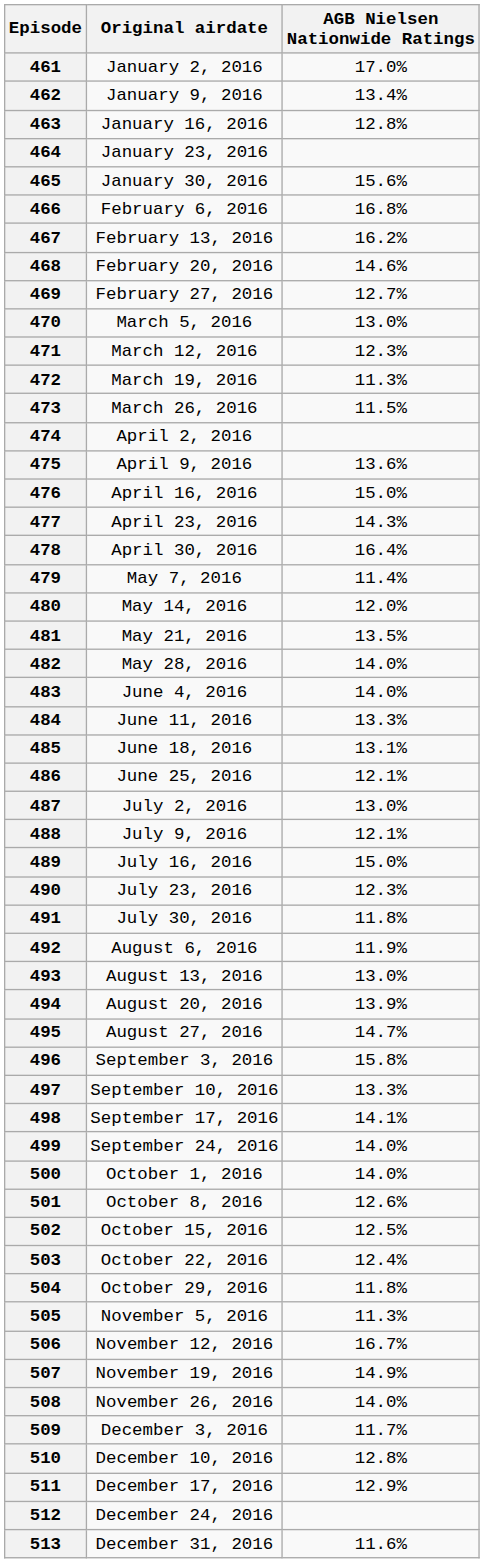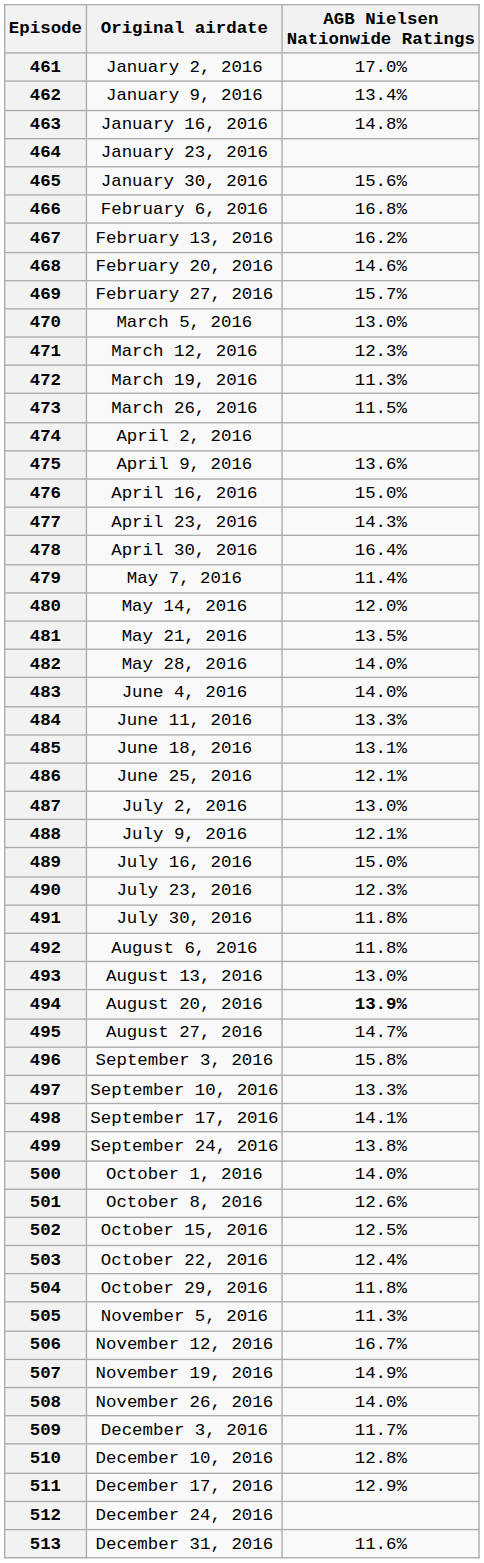(381, 124) 12.8% -> (381, 124) 14.8%
(381, 294) 12.7% -> (381, 294) 15.7%
(381, 947) 11.9% -> (381, 947) 11.8%
(381, 1004) normal -> (381, 1004) bold
(381, 1146) 14.0% -> (381, 1146) 13.8%
